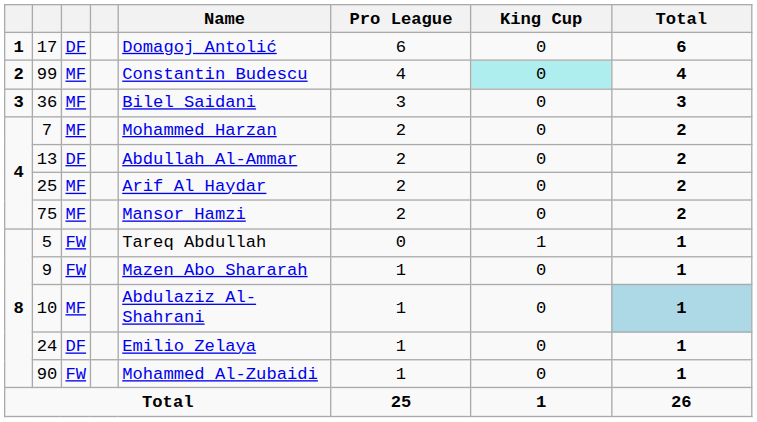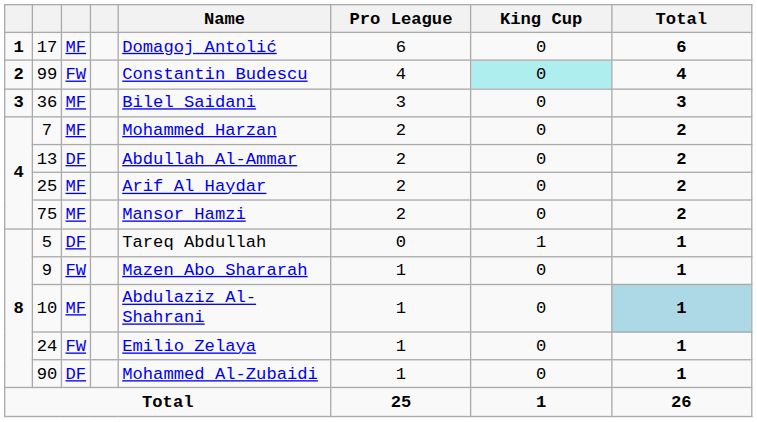(76, 47) DF -> (76, 47) MF
(76, 75) MF -> (76, 75) FW
(76, 242) FW -> (76, 242) DF
(76, 346) DF -> (76, 346) FW
(76, 374) FW -> (76, 374) DF
